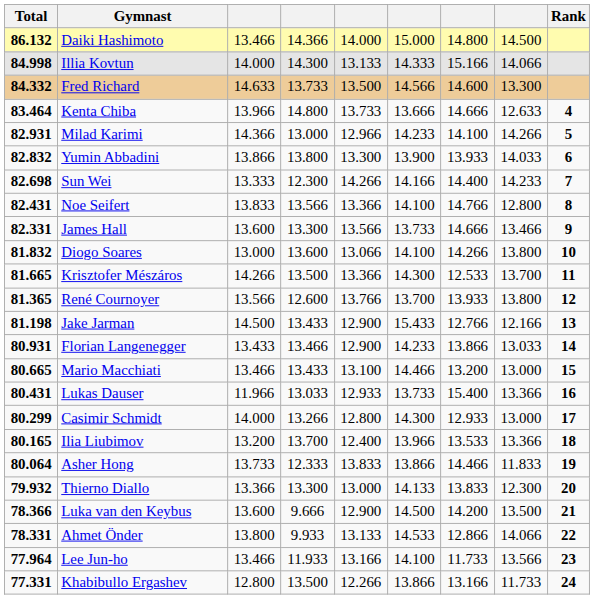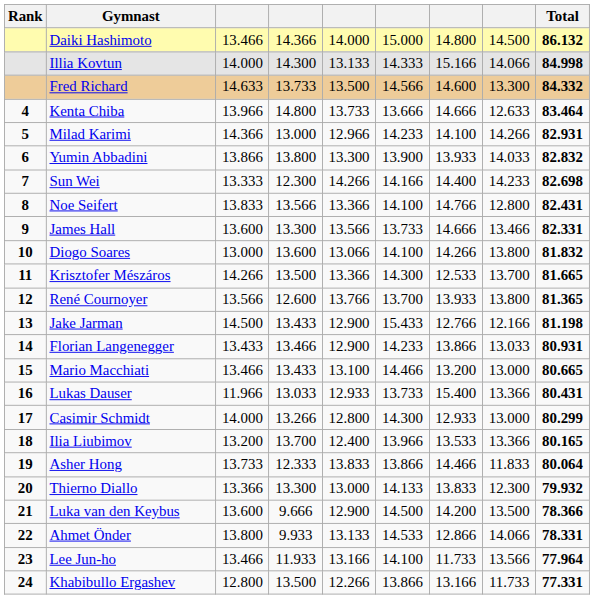columns swapped: (568, 16) <-> (31, 16)
